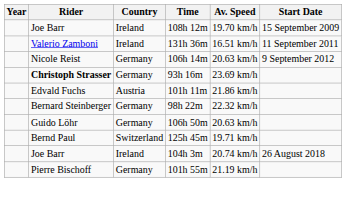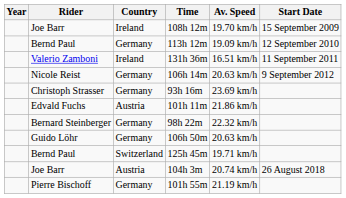+ row: (187, 43)
(71, 75) bold -> (68, 91) normal
(130, 153) Ireland -> (130, 169) Austria
